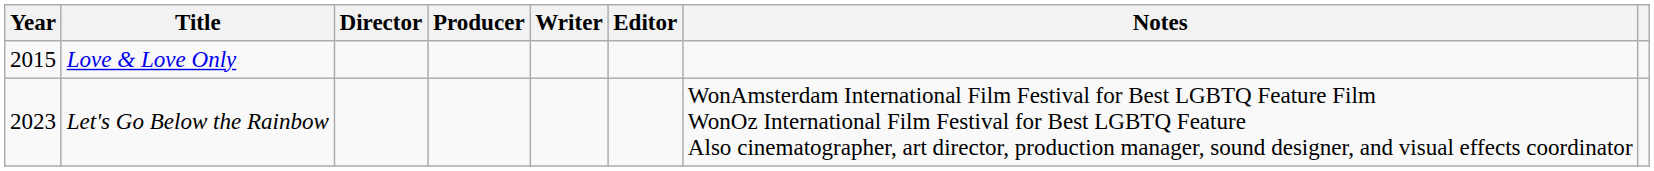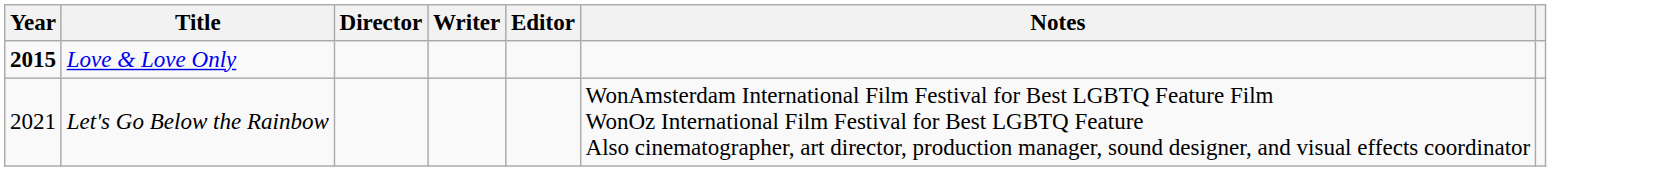- column: (479, 22)
(33, 59) normal -> (33, 59) bold
(33, 121) 2023 -> (33, 121) 2021
